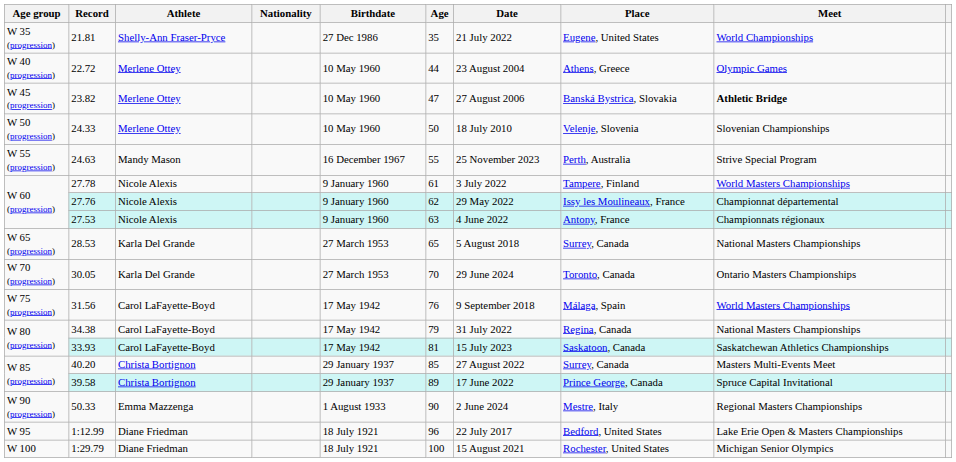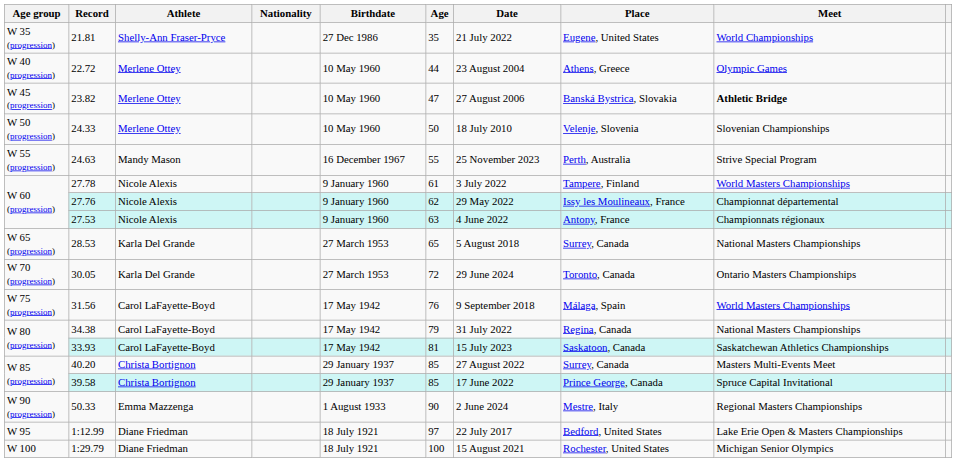(434, 274) 70 -> (434, 274) 72
(434, 382) 89 -> (434, 382) 85
(434, 431) 96 -> (434, 431) 97
